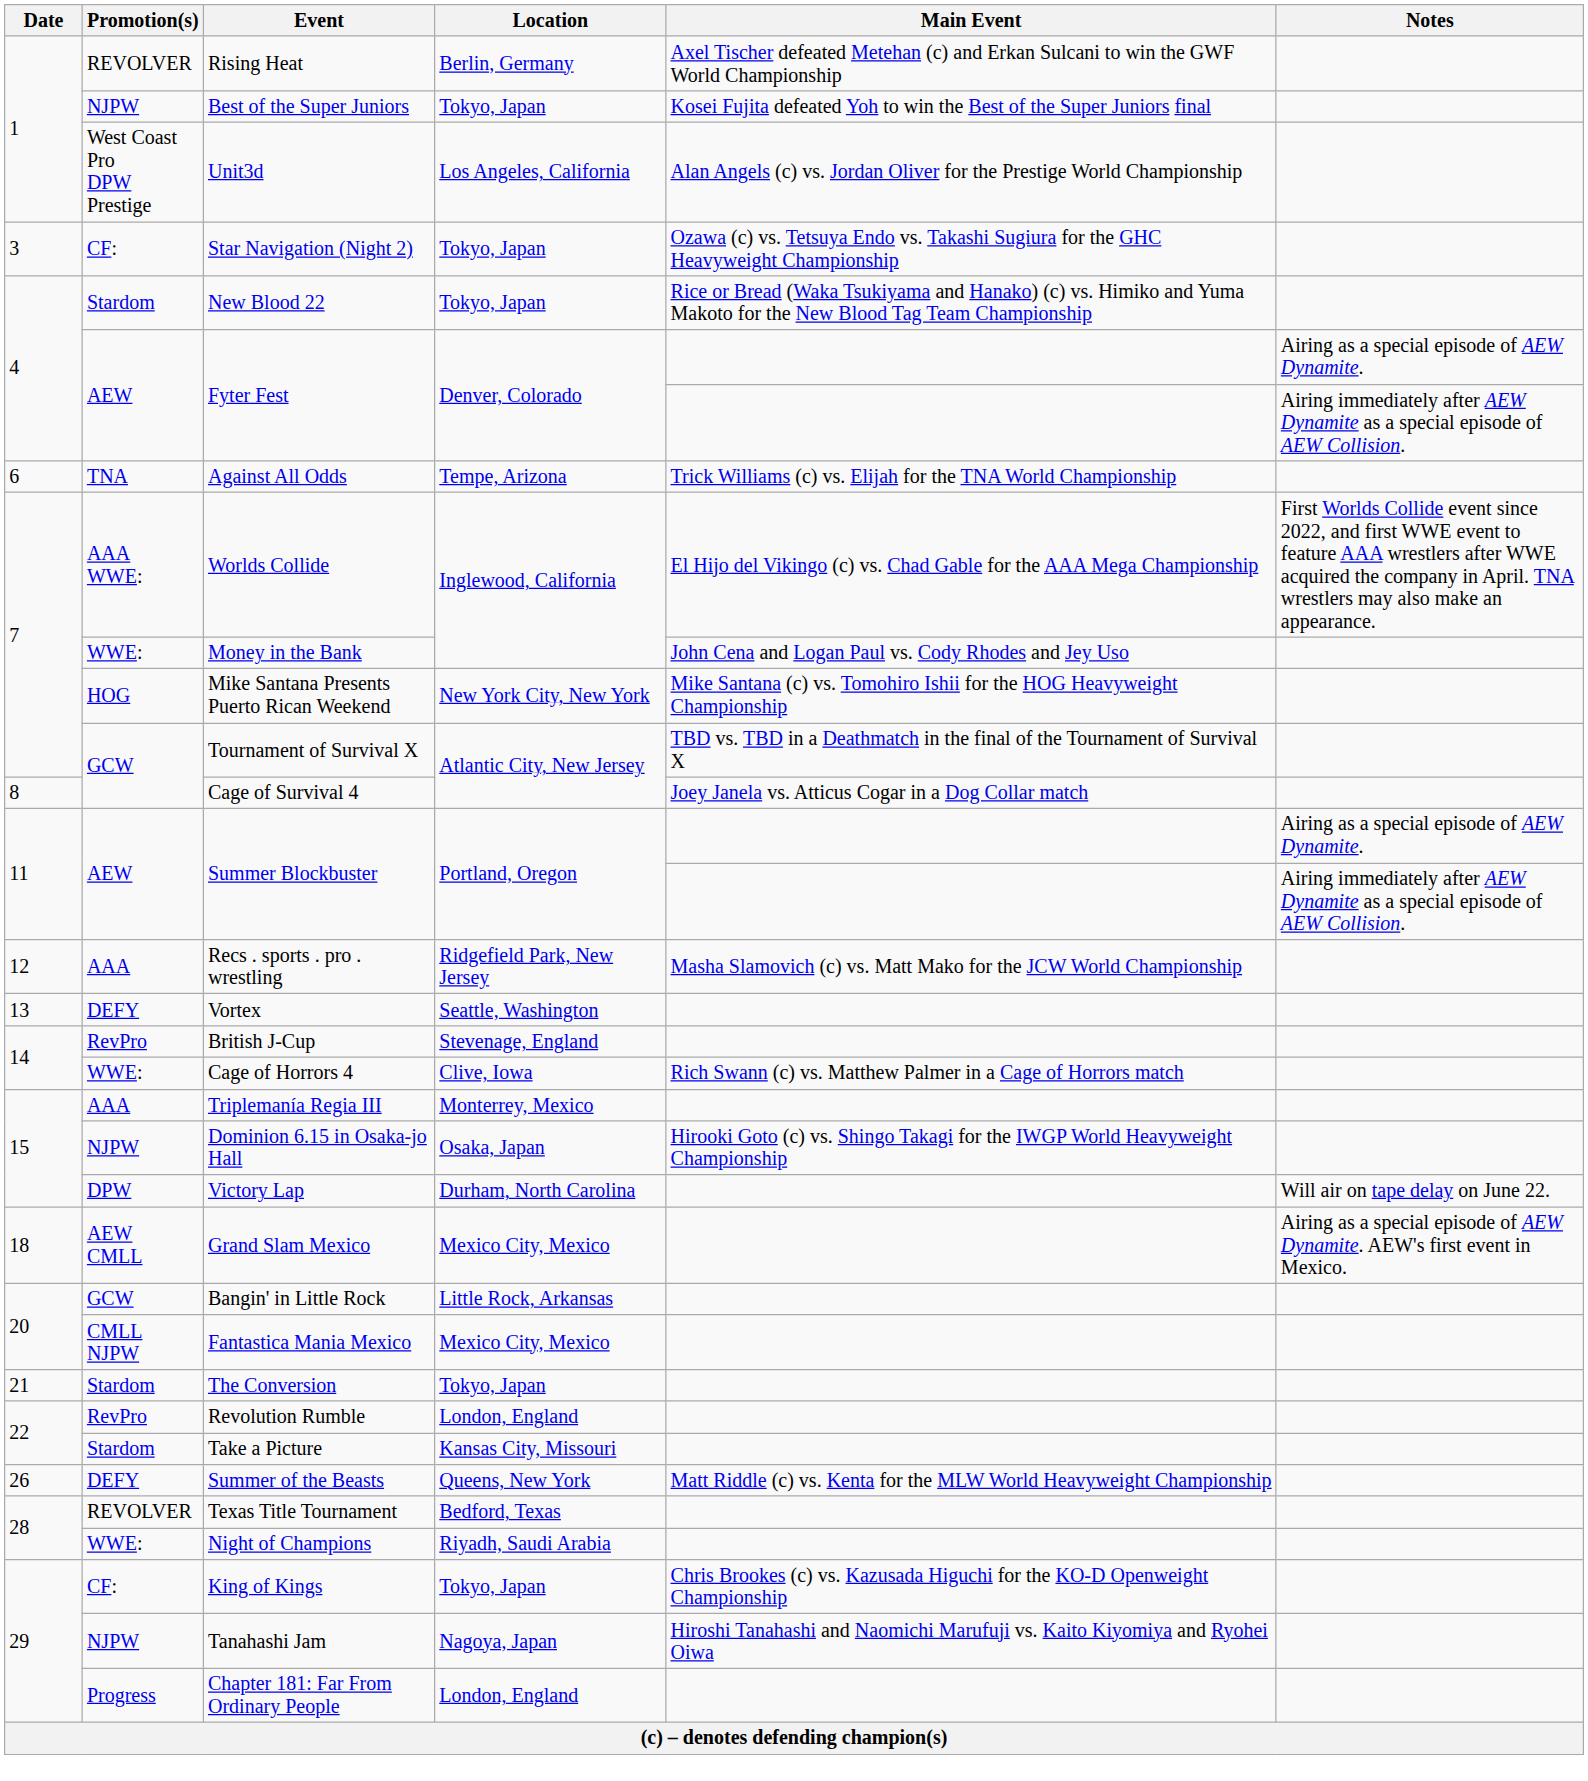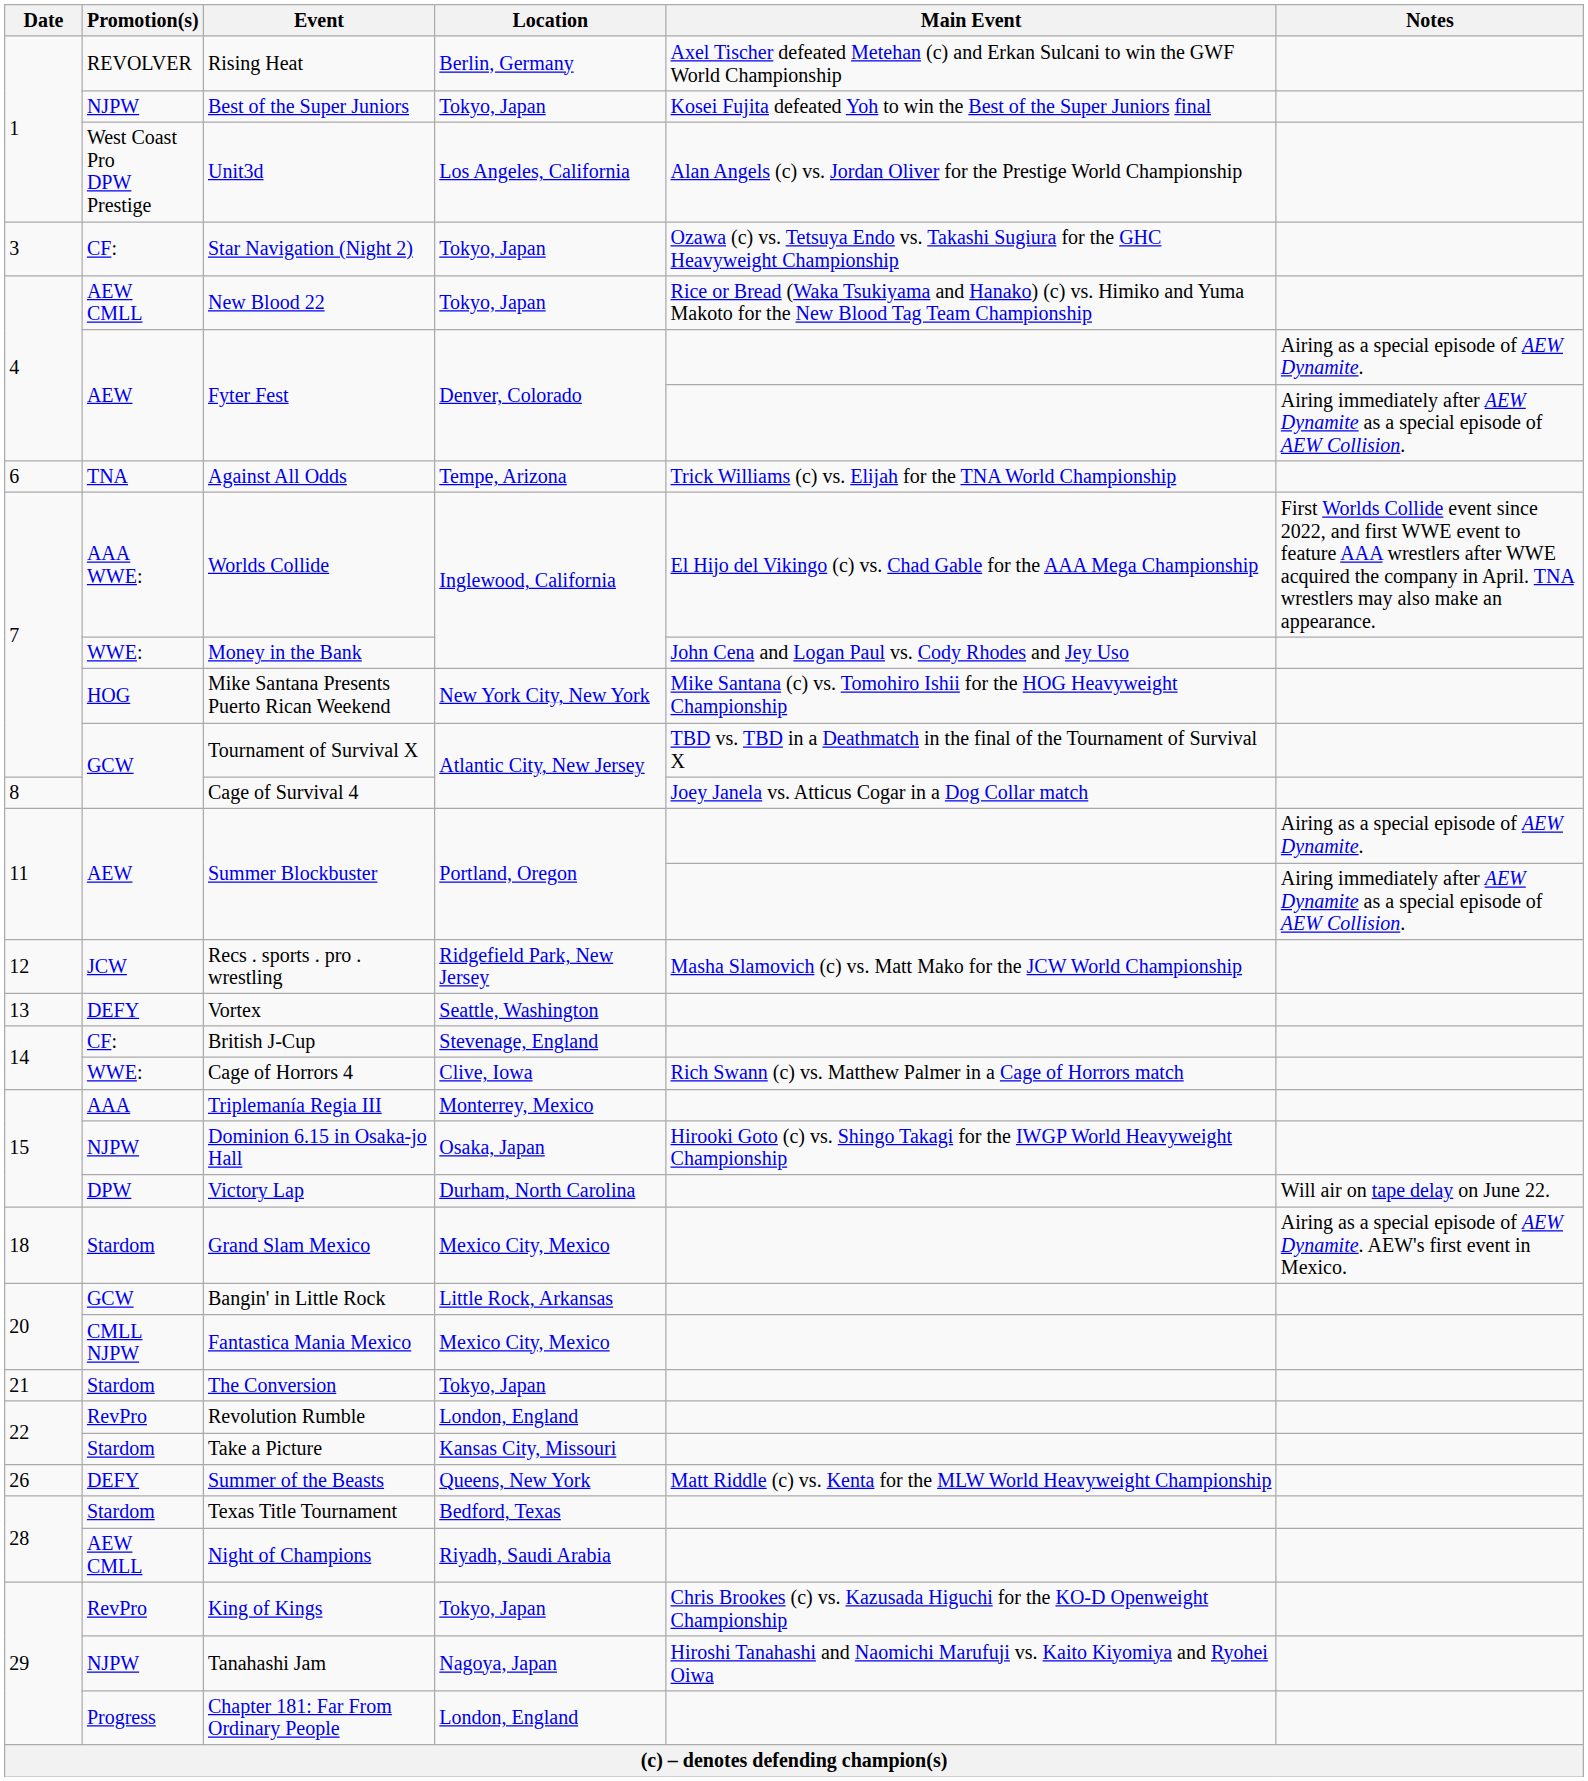(121, 302) Stardom -> (115, 302) AEW CMLL
(109, 966) AAA -> (107, 966) JCW
(117, 1041) RevPro -> (102, 1041) CF:
(115, 1244) AEW CMLL -> (121, 1244) Stardom
(139, 1511) REVOLVER -> (121, 1511) Stardom
(115, 1543) WWE: -> (115, 1554) AEW CMLL
(102, 1586) CF: -> (117, 1609) RevPro
